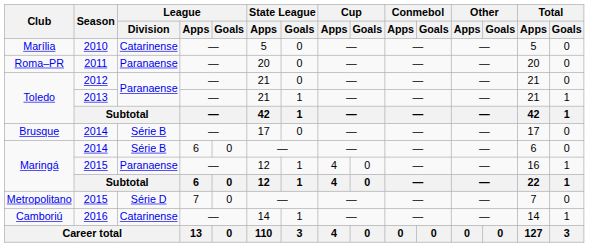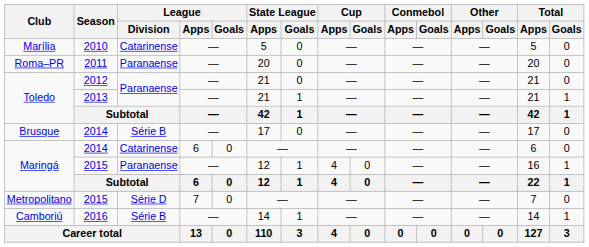(149, 149) Série B -> (149, 149) Catarinense
(149, 217) Catarinense -> (149, 217) Série B
